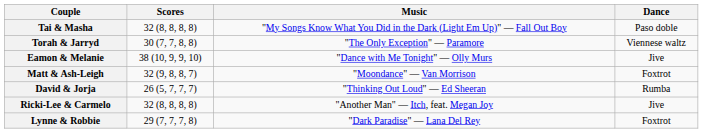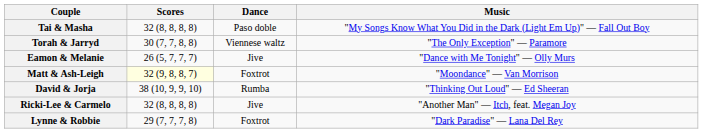columns swapped: (656, 12) <-> (414, 12)
(170, 58) 38 (10, 9, 9, 10) -> (170, 58) 26 (5, 7, 7, 7)
(170, 74) no background -> (170, 74) lightyellow background
(170, 89) 26 (5, 7, 7, 7) -> (170, 89) 38 (10, 9, 9, 10)
